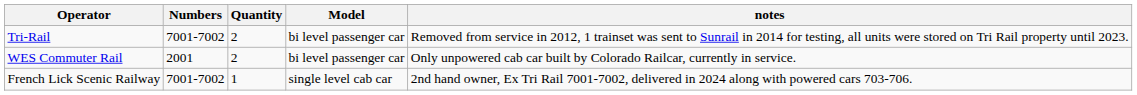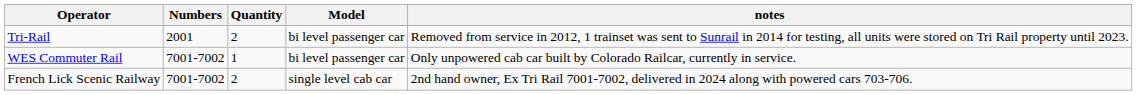(195, 36) 7001-7002 -> (180, 36) 2001
(180, 57) 2001 -> (195, 57) 7001-7002
(234, 57) 2 -> (234, 57) 1
(234, 79) 1 -> (234, 79) 2
